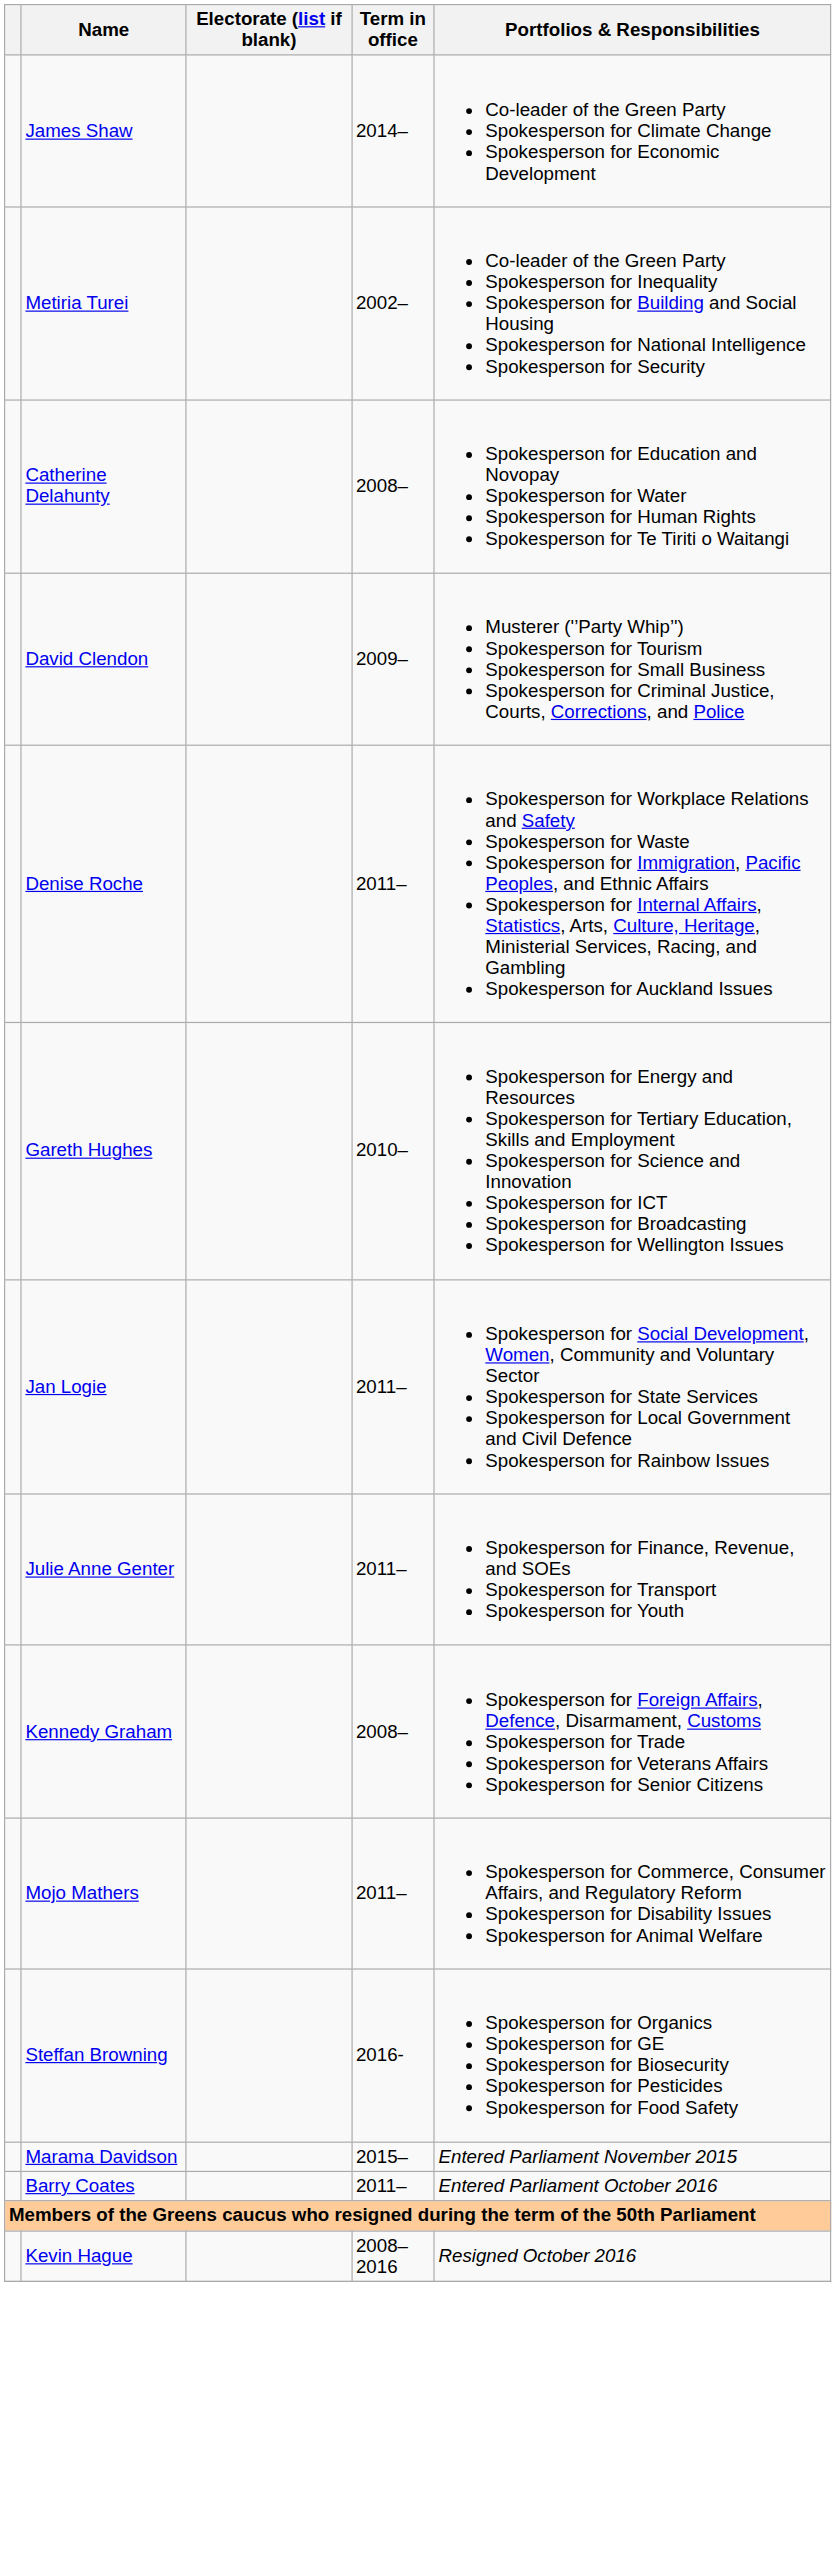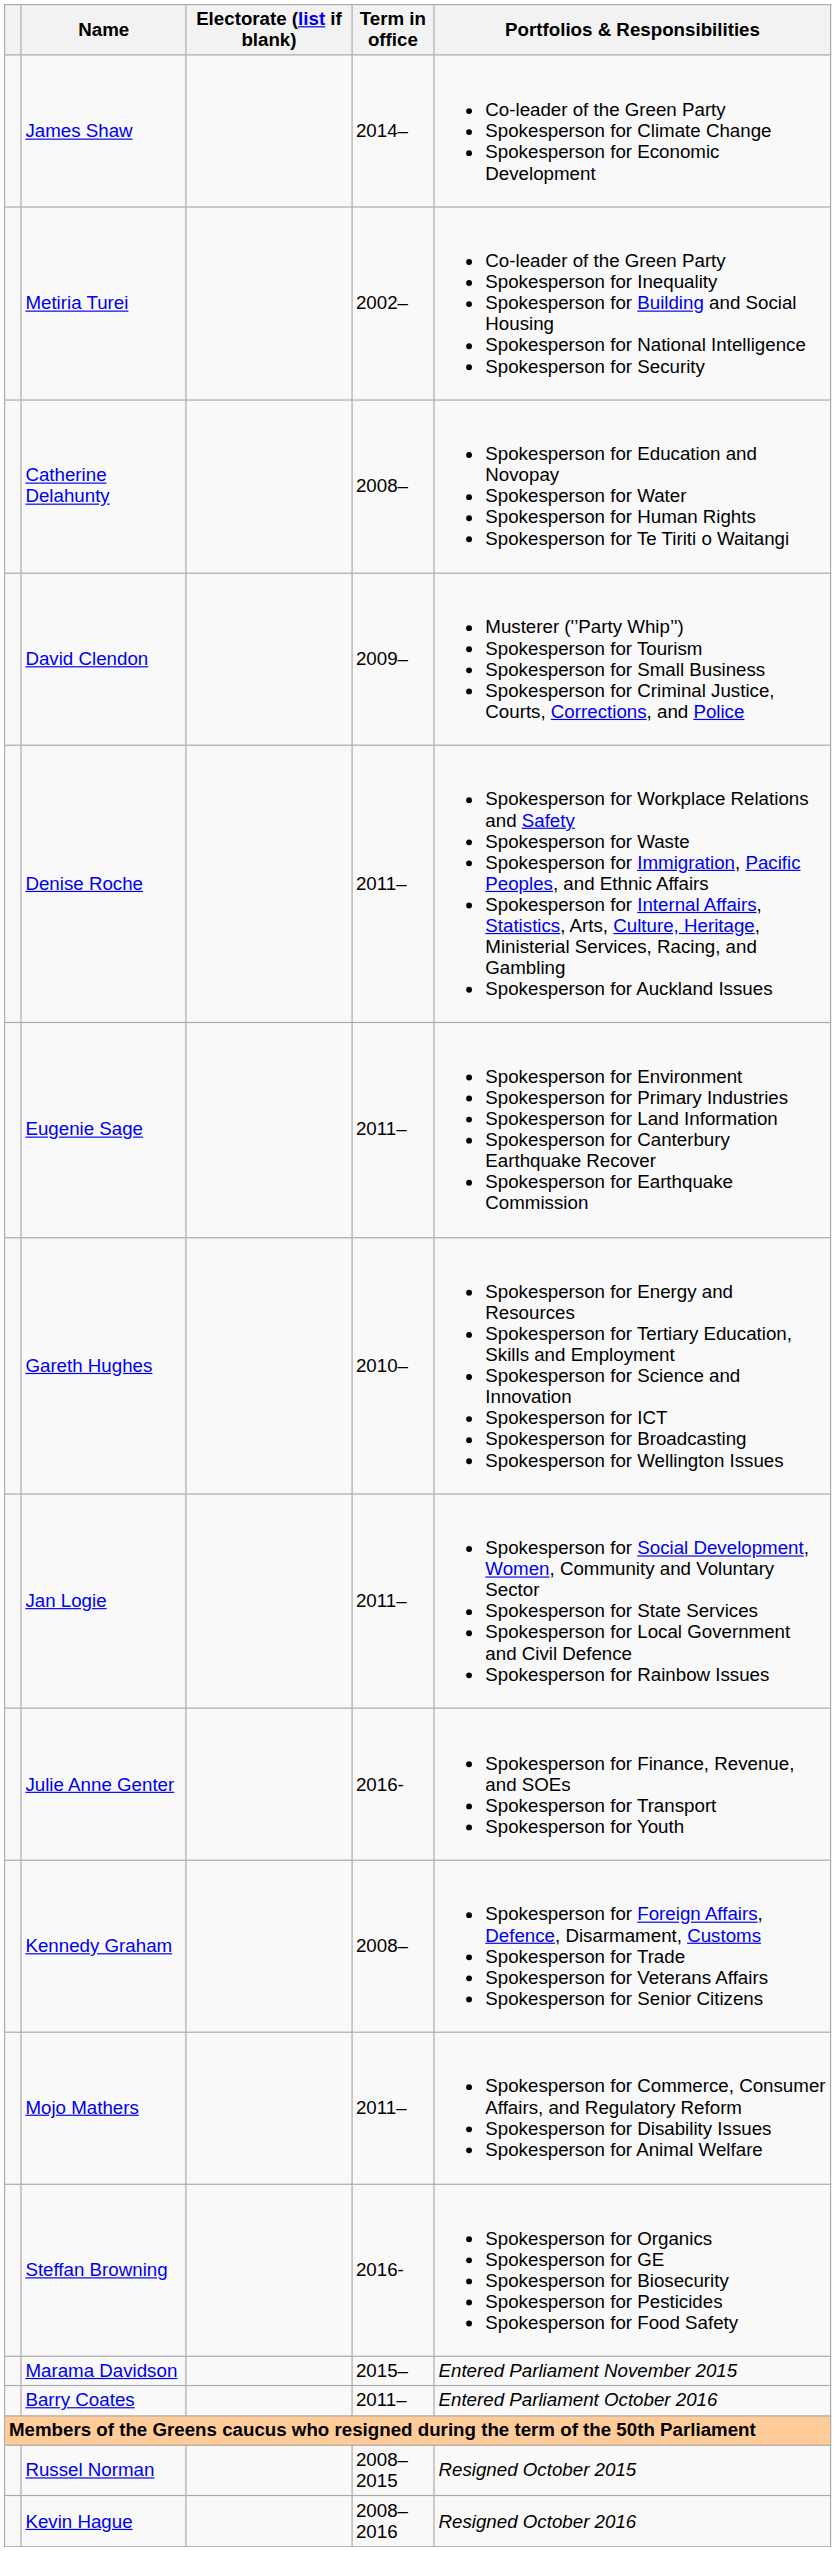+ row: (84, 1129)
(381, 1569) 2011– -> (380, 1784) 2016-
+ row: (90, 2470)
